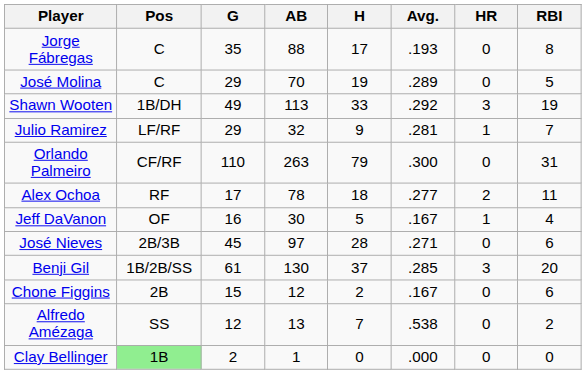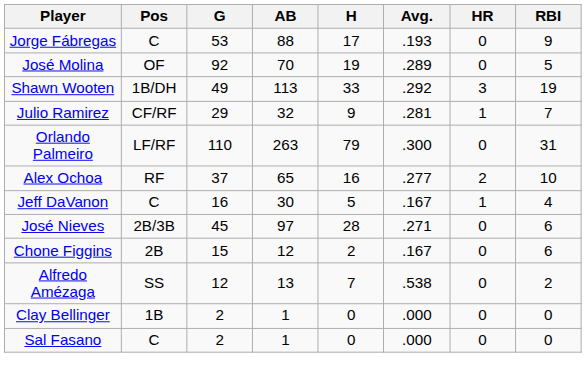(233, 49) 35 -> (220, 40) 53
(549, 49) 8 -> (548, 40) 9
(159, 81) C -> (154, 64) OF
(233, 81) 29 -> (220, 64) 92
(159, 130) LF/RF -> (154, 112) CF/RF
(159, 162) CF/RF -> (154, 145) LF/RF
(233, 195) 17 -> (220, 178) 37
(296, 195) 78 -> (285, 178) 65
(360, 195) 18 -> (351, 178) 16
(549, 195) 11 -> (548, 178) 10
(159, 219) OF -> (154, 202) C
- row: (61, 267)
(159, 357) lightgreen background -> (154, 315) no background
+ row: (63, 340)
